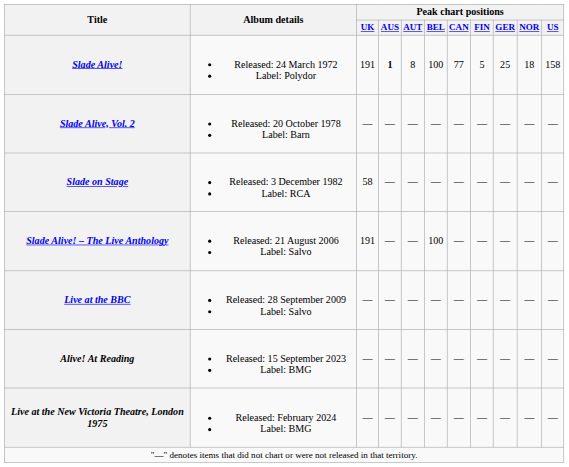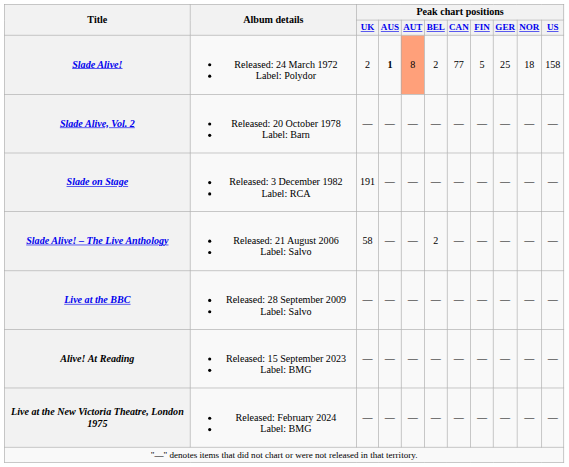(368, 64) 191 -> (368, 64) 2
(413, 64) no background -> (413, 64) lightsalmon background
(436, 64) 100 -> (436, 64) 2
(368, 182) 58 -> (368, 182) 191
(368, 241) 191 -> (368, 241) 58
(436, 241) 100 -> (436, 241) 2
